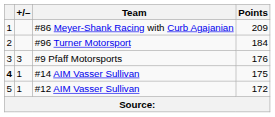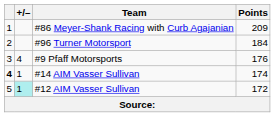(19, 58) 3 -> (19, 58) 4
(260, 74) 175 -> (260, 74) 174
(19, 89) no background -> (19, 89) paleturquoise background
